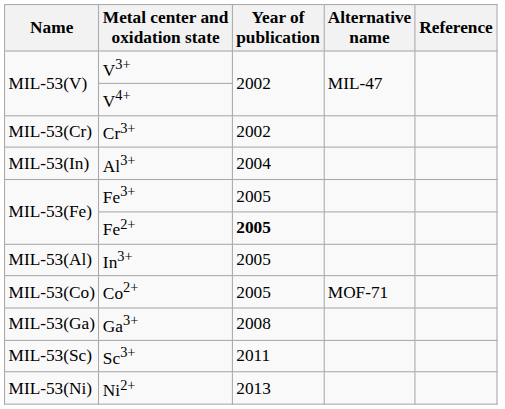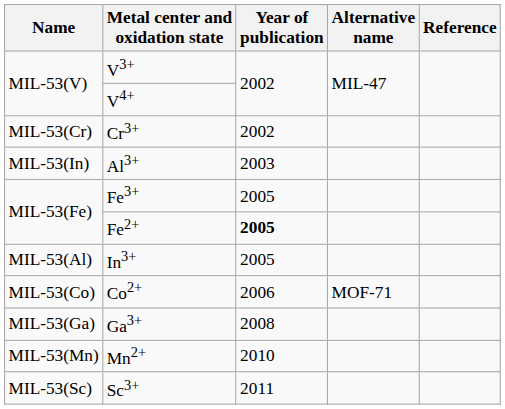(254, 163) 2004 -> (257, 163) 2003
(254, 291) 2005 -> (257, 291) 2006
+ row: (126, 356)
- row: (119, 388)
